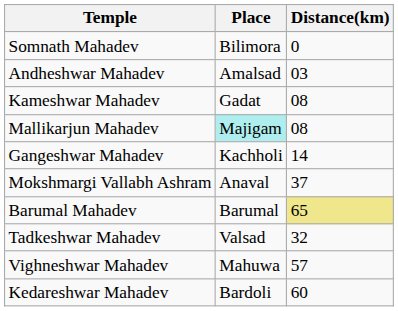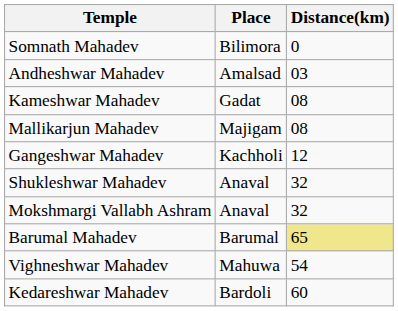(251, 127) paleturquoise background -> (251, 127) no background
(299, 155) 14 -> (299, 155) 12
+ row: (87, 182)
(299, 182) 37 -> (299, 210) 32
- row: (84, 237)
(299, 264) 57 -> (299, 264) 54
